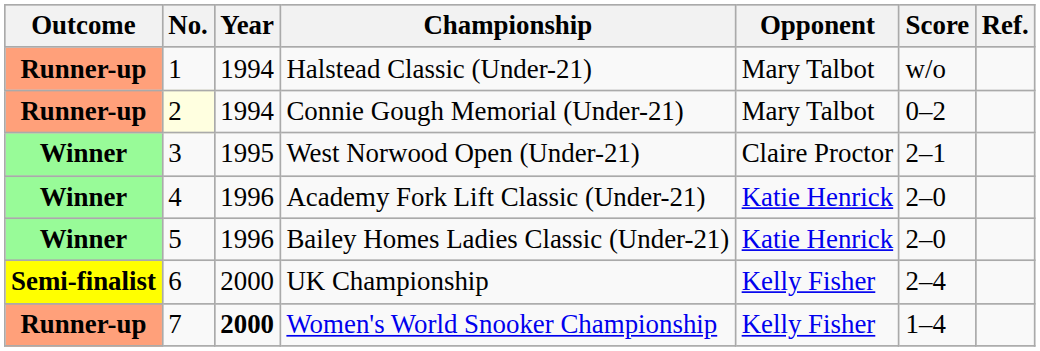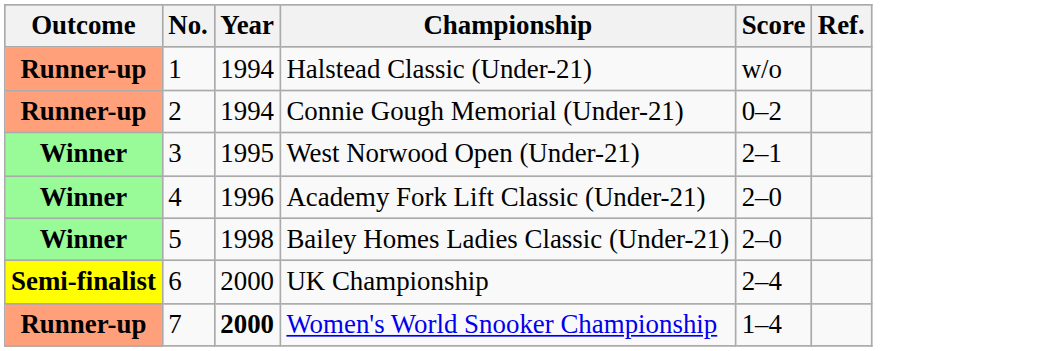- column: (817, 25)
(175, 111) lightyellow background -> (175, 111) no background
(247, 238) 1996 -> (247, 238) 1998
